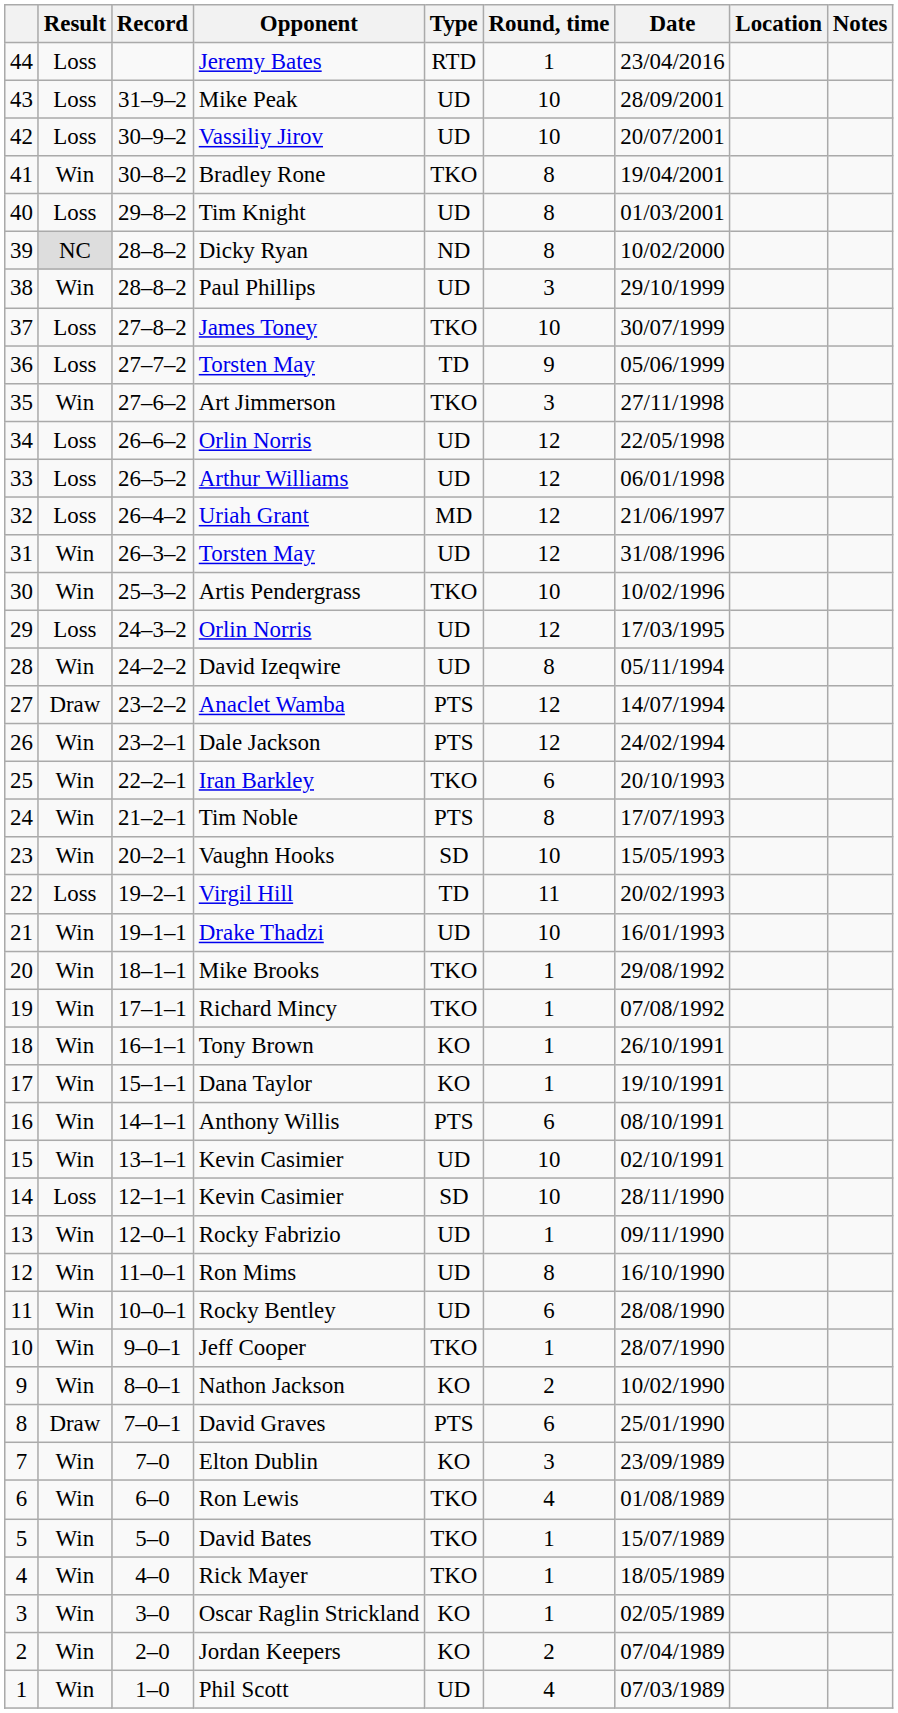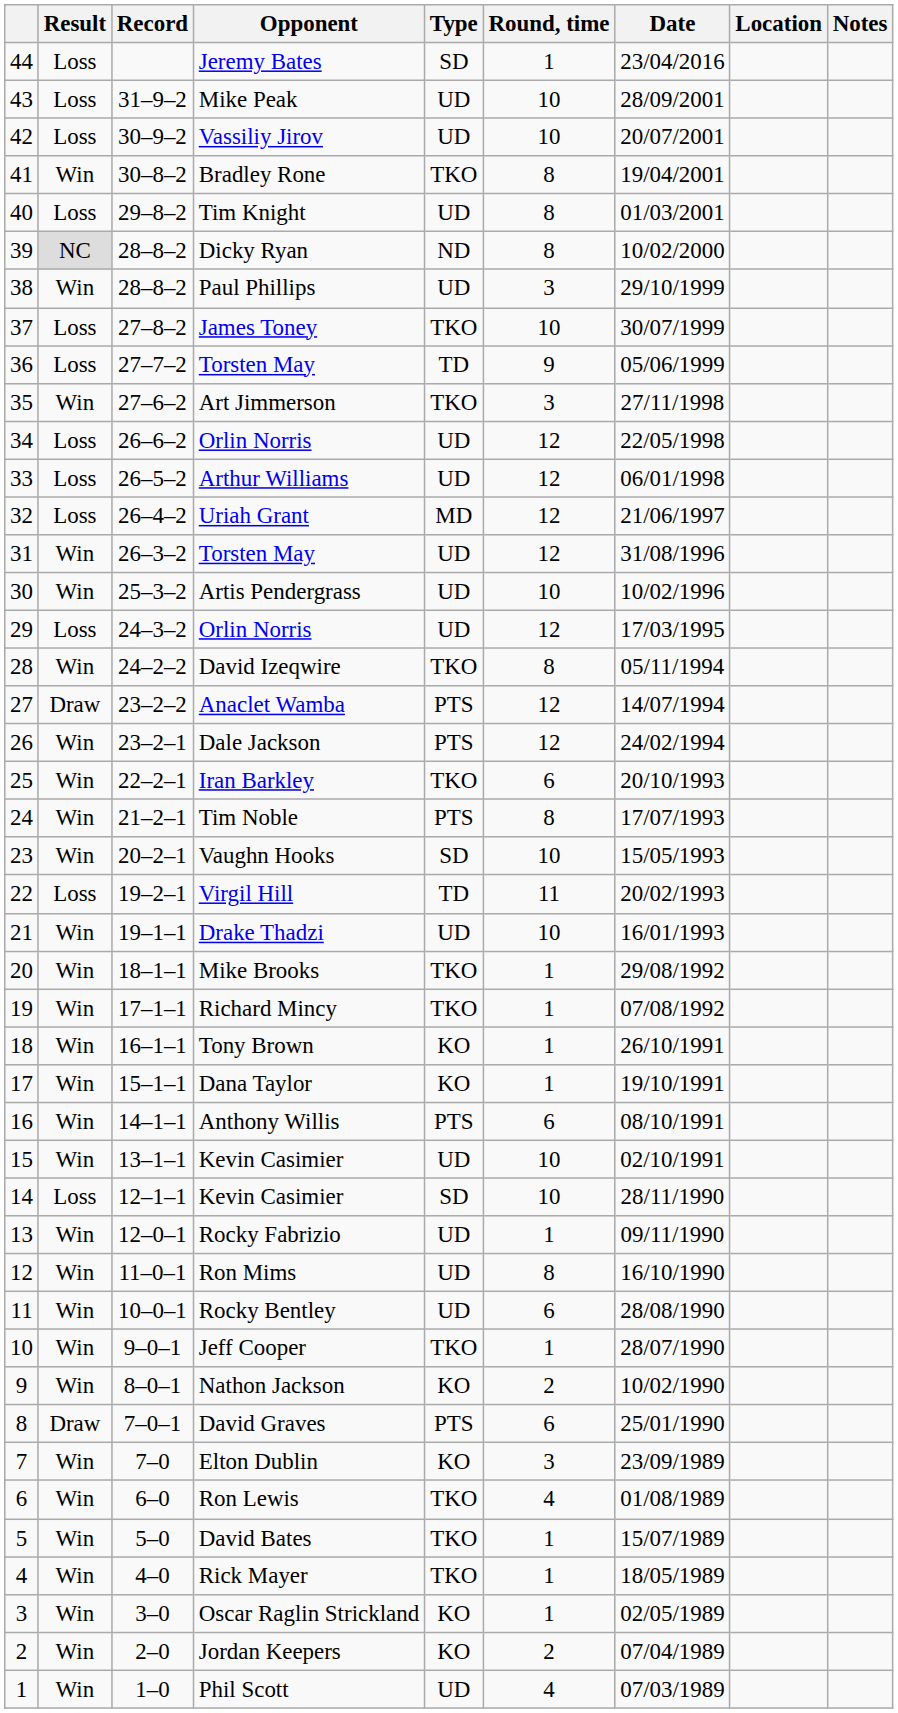(454, 61) RTD -> (454, 61) SD
(454, 591) TKO -> (454, 591) UD
(454, 666) UD -> (454, 666) TKO
